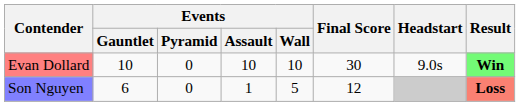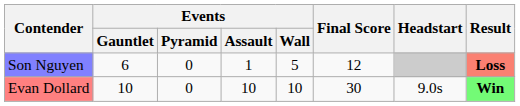rows swapped: (49, 64) <-> (46, 88)
